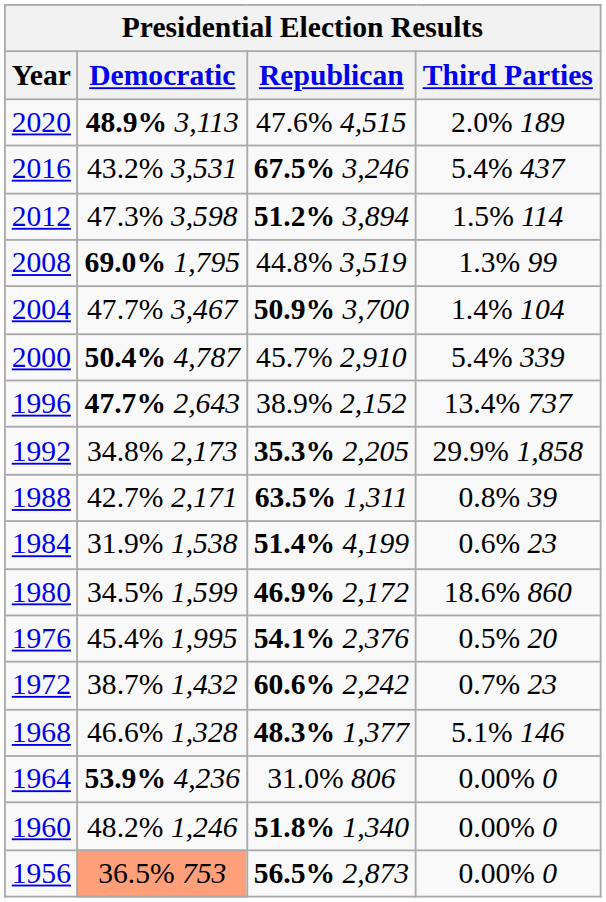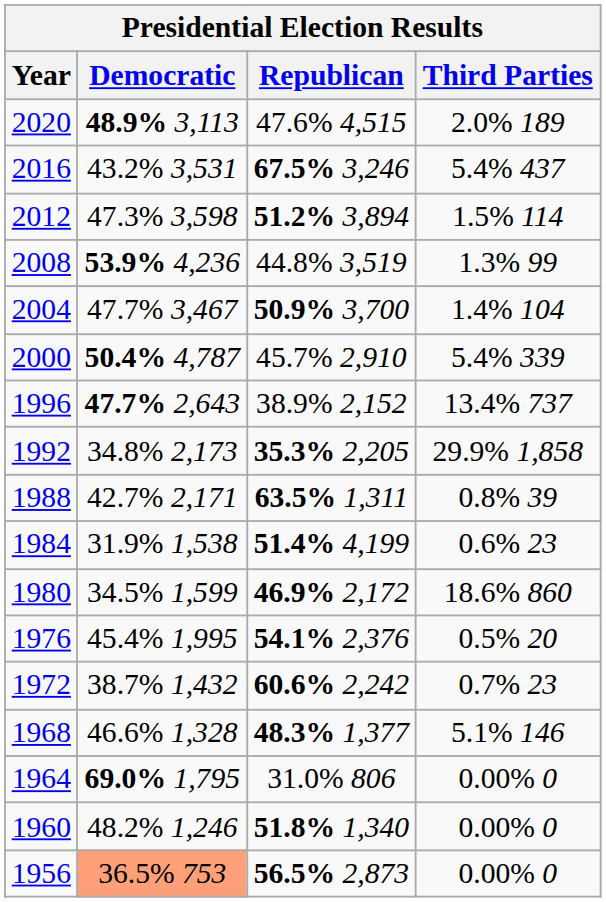(162, 262) 69.0% 1,795 -> (162, 262) 53.9% 4,236
(162, 779) 53.9% 4,236 -> (162, 779) 69.0% 1,795
